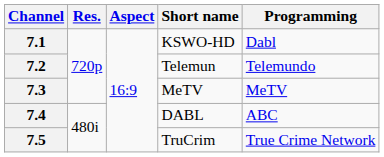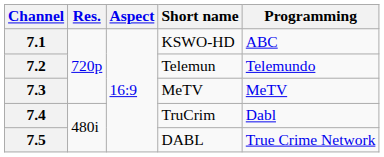(261, 41) Dabl -> (262, 41) ABC
(183, 115) DABL -> (188, 115) TruCrim
(262, 115) ABC -> (261, 115) Dabl
(188, 139) TruCrim -> (183, 139) DABL
